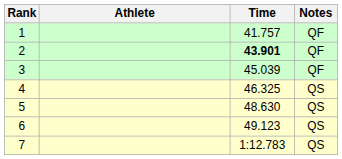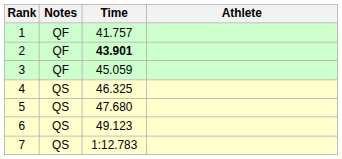columns swapped: (135, 13) <-> (316, 13)
(262, 70) 45.039 -> (114, 70) 45.059
(262, 107) 48.630 -> (114, 107) 47.680
